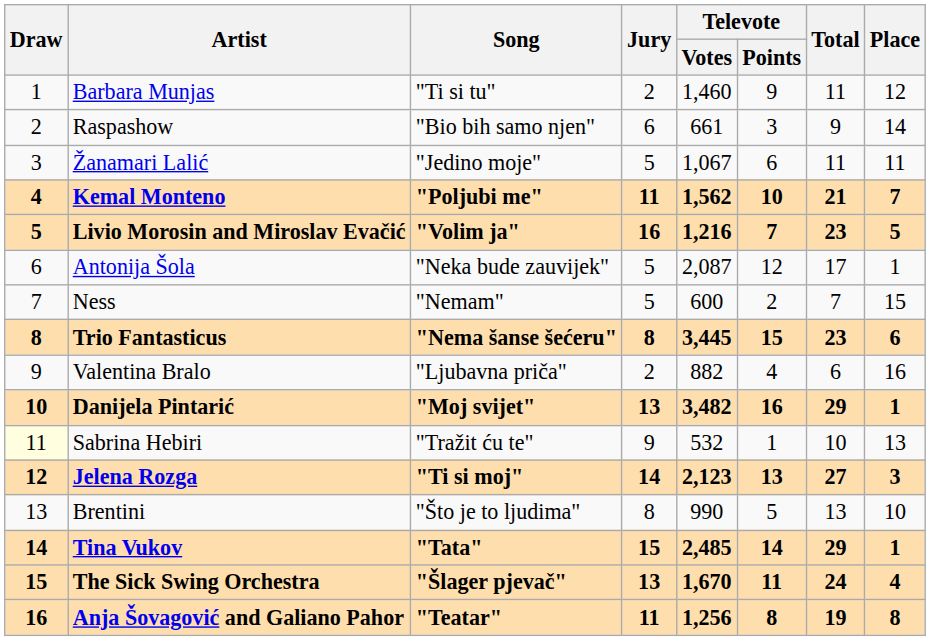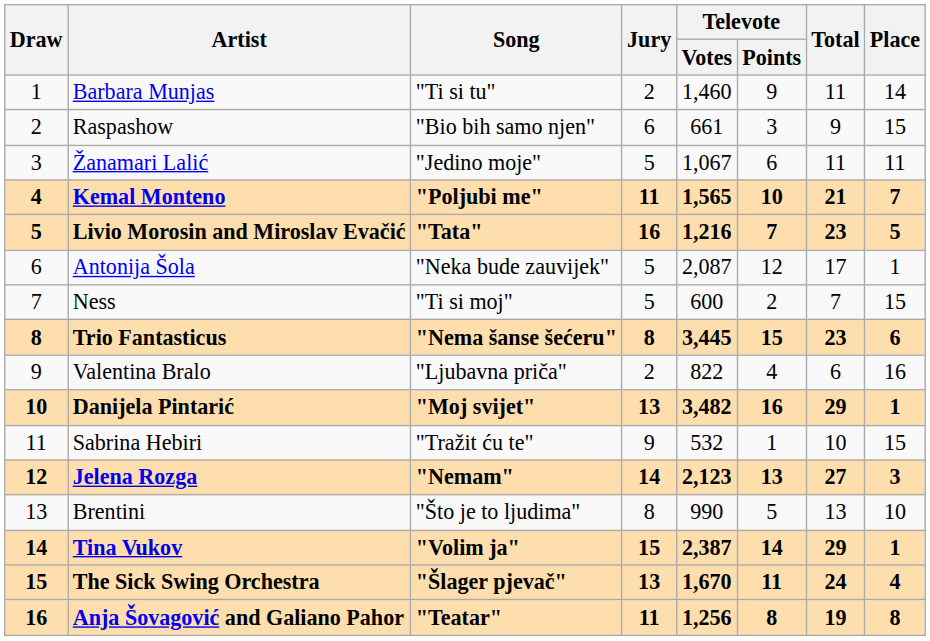(895, 92) 12 -> (895, 92) 14
(895, 127) 14 -> (895, 127) 15
(707, 197) 1,562 -> (707, 197) 1,565
(468, 232) "Volim ja" -> (449, 232) "Tata"
(460, 302) "Nemam" -> (464, 302) "Ti si moj"
(707, 372) 882 -> (707, 372) 822
(36, 442) lightyellow background -> (36, 442) no background
(895, 442) 13 -> (895, 442) 15
(470, 477) "Ti si moj" -> (465, 477) "Nemam"
(449, 547) "Tata" -> (468, 547) "Volim ja"
(707, 547) 2,485 -> (707, 547) 2,387
